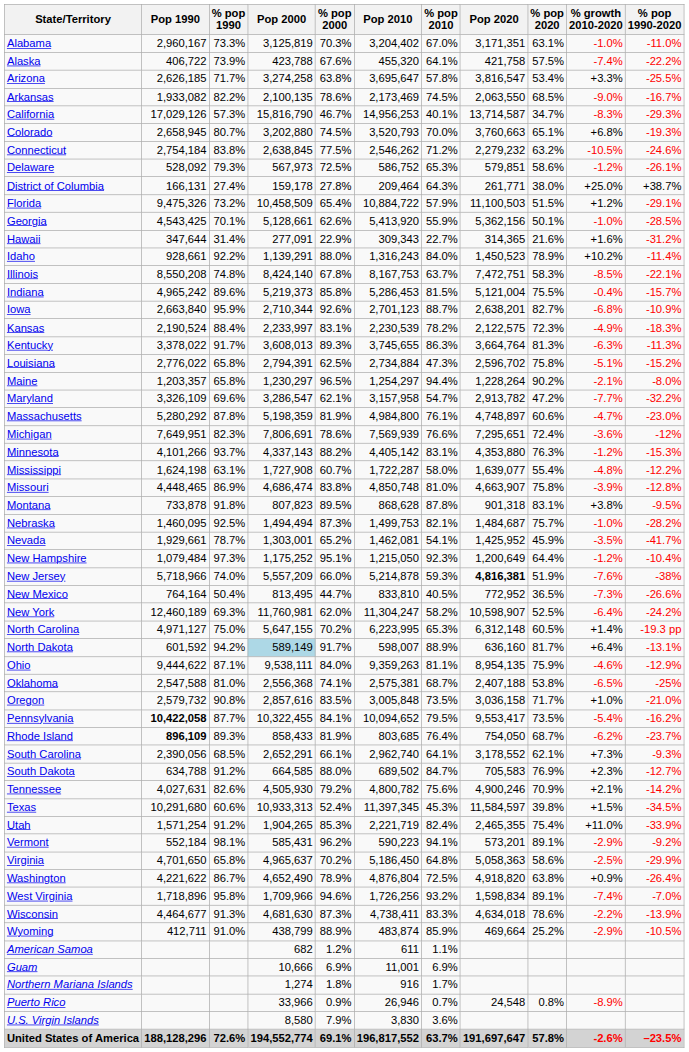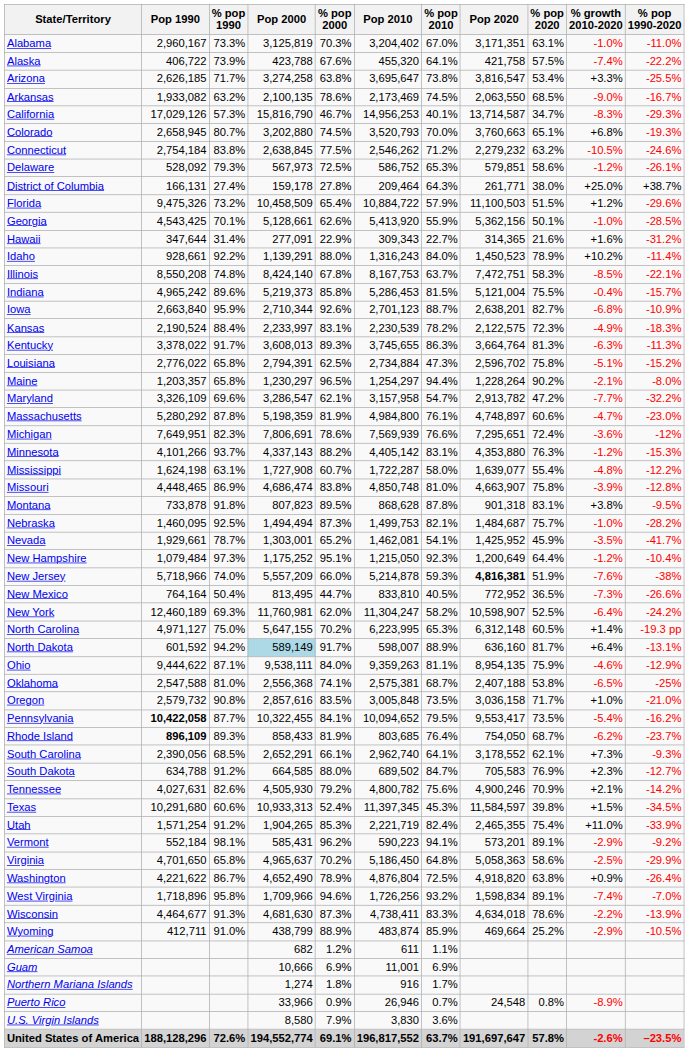(442, 79) 57.8% -> (442, 79) 73.8%
(229, 97) 82.2% -> (229, 97) 63.2%
(664, 203) -29.1% -> (664, 203) -29.6%
